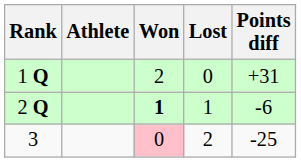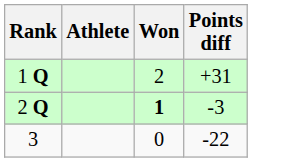- column: (208, 32)
(264, 107) -6 -> (216, 107) -3
(159, 140) pink background -> (159, 140) no background
(264, 140) -25 -> (216, 140) -22
